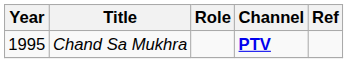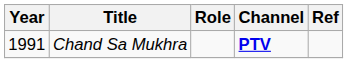(27, 44) 1995 -> (27, 44) 1991
